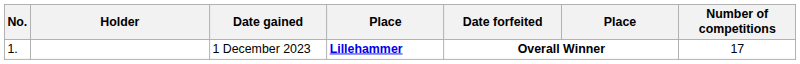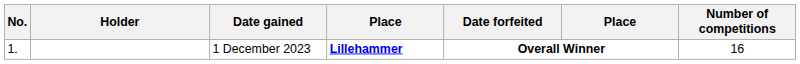(737, 49) 17 -> (737, 49) 16
